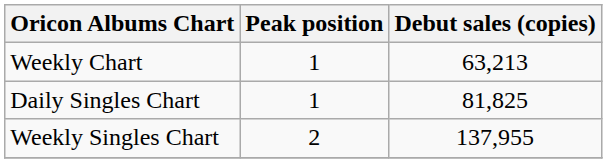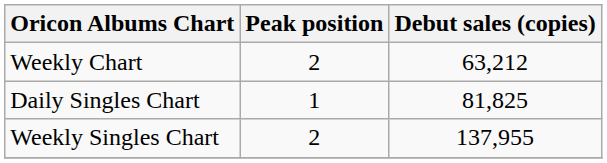(314, 61) 1 -> (314, 61) 2
(495, 61) 63,213 -> (495, 61) 63,212
